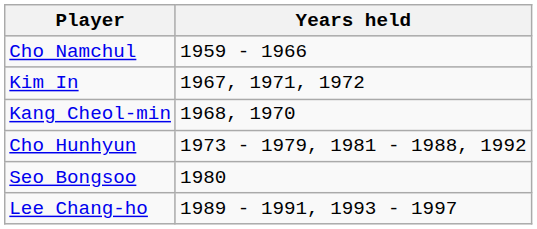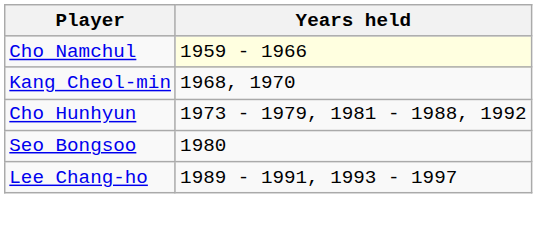(244, 52) no background -> (244, 52) lightyellow background
- row: (44, 83)
